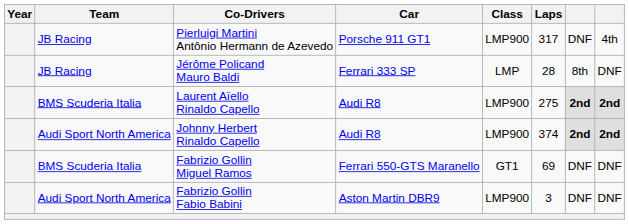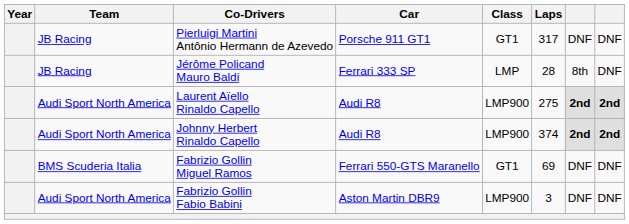(507, 39) LMP900 -> (507, 39) GT1
(610, 39) 4th -> (610, 39) DNF
(89, 103) BMS Scuderia Italia -> (104, 103) Audi Sport North America
